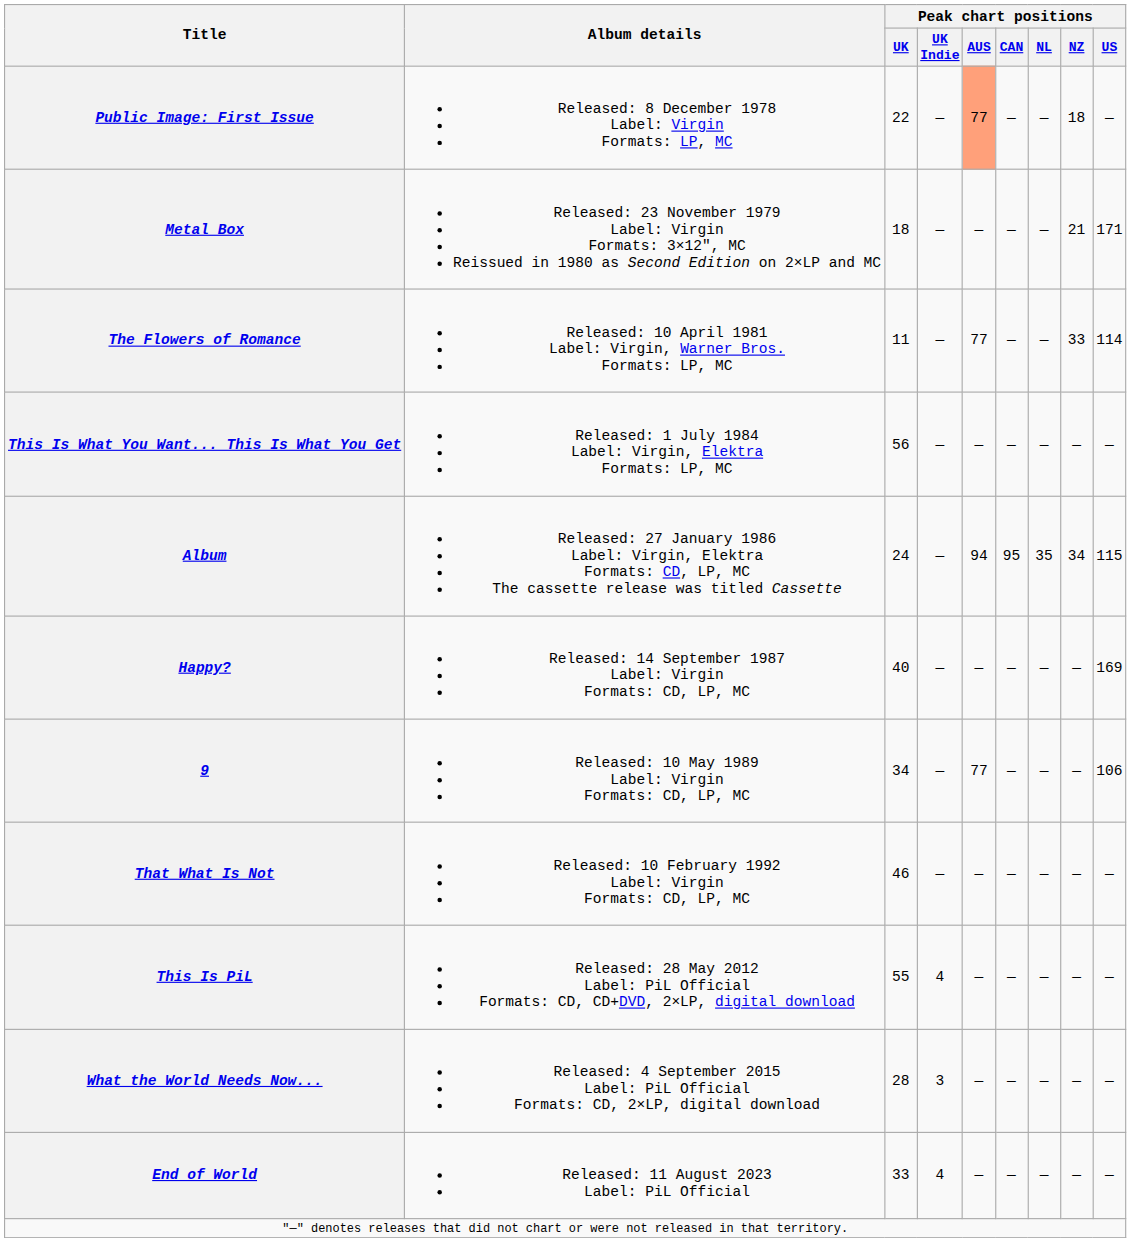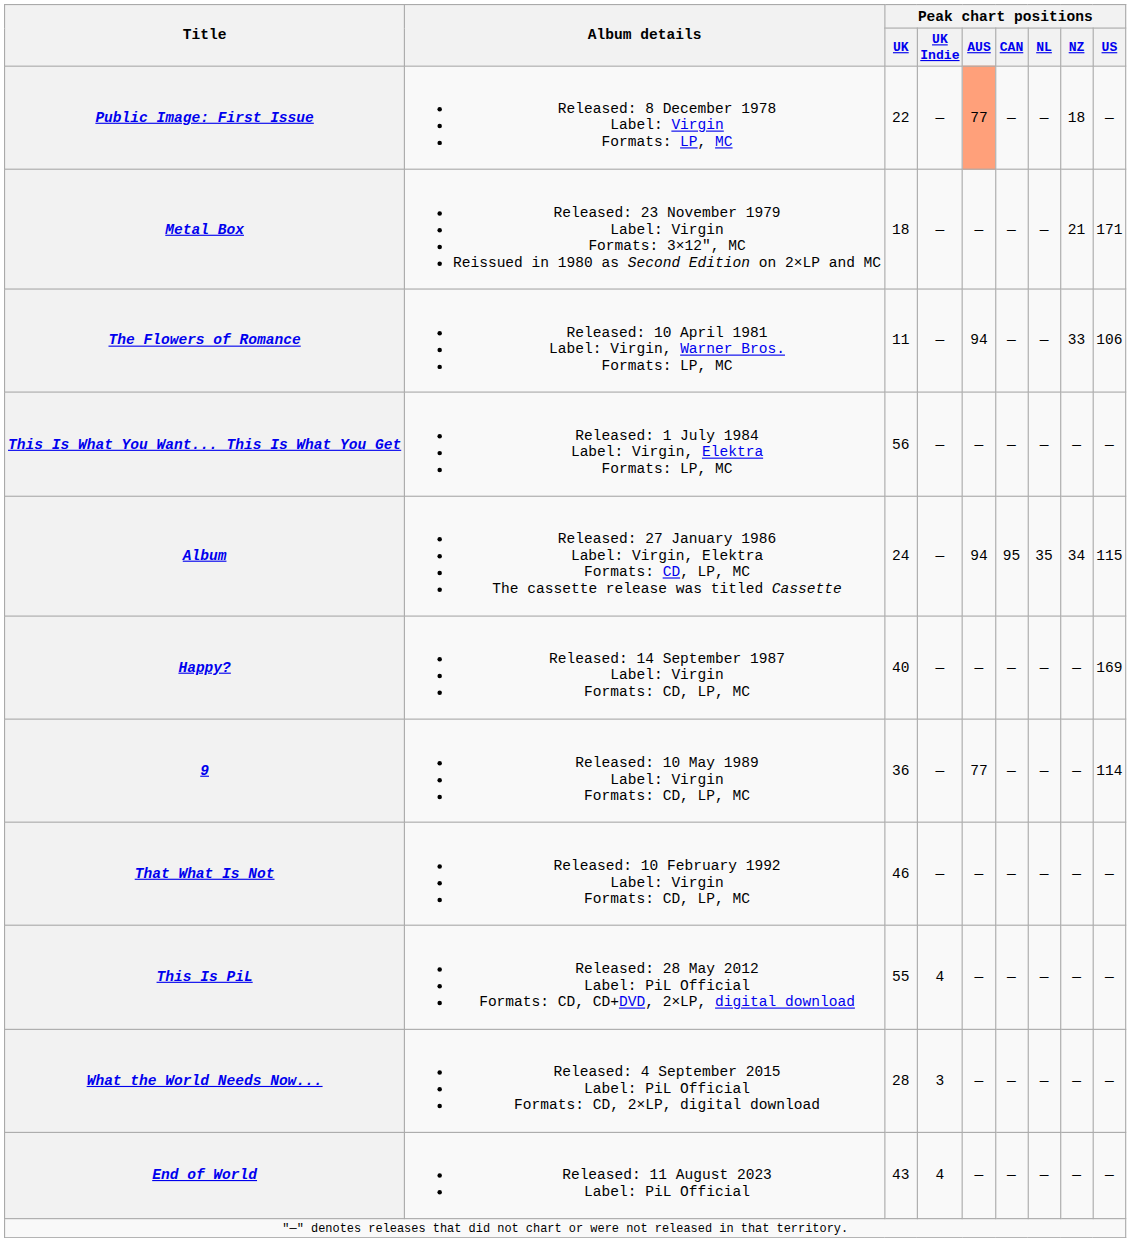(979, 341) 77 -> (979, 341) 94
(1109, 341) 114 -> (1109, 341) 106
(901, 771) 34 -> (901, 771) 36
(1109, 771) 106 -> (1109, 771) 114
(901, 1175) 33 -> (901, 1175) 43
